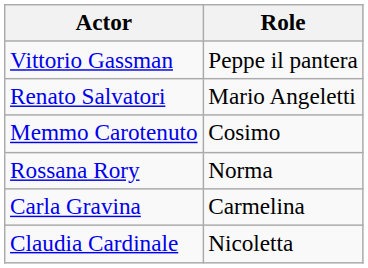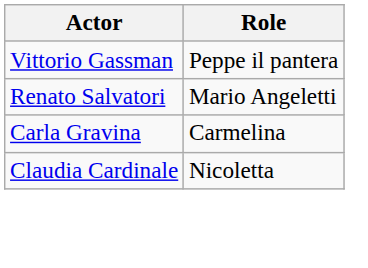- row: (104, 133)
- row: (75, 170)
